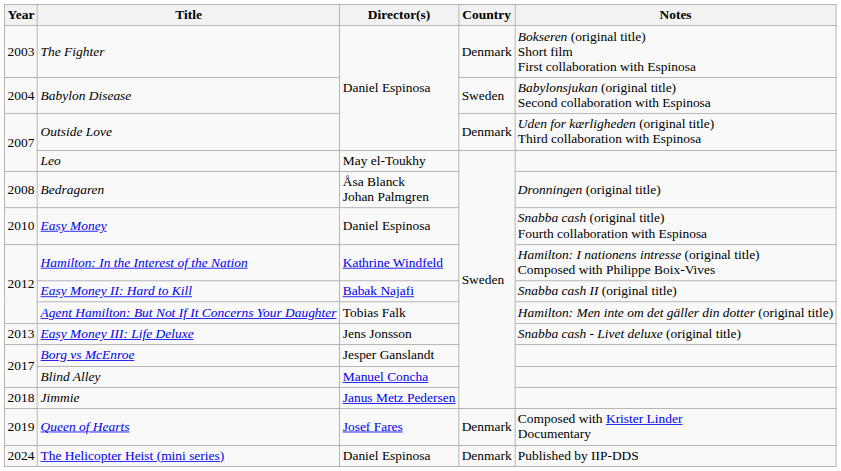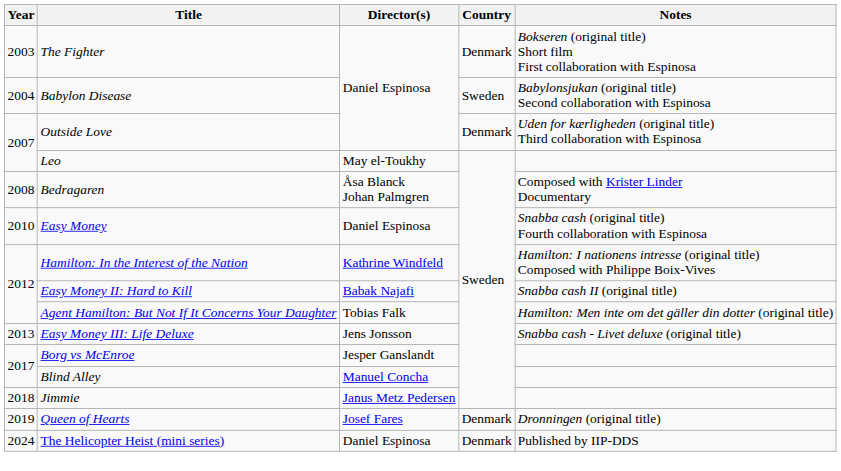(589, 189) Dronningen (original title) -> (600, 189) Composed with Krister Linder Documentary
(600, 426) Composed with Krister Linder Documentary -> (589, 419) Dronningen (original title)
